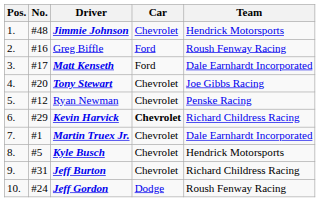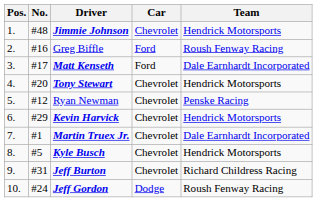(225, 83) Joe Gibbs Racing -> (232, 83) Hendrick Motorsports
(158, 118) bold -> (156, 118) normal
(243, 118) Richard Childress Racing -> (232, 118) Hendrick Motorsports
